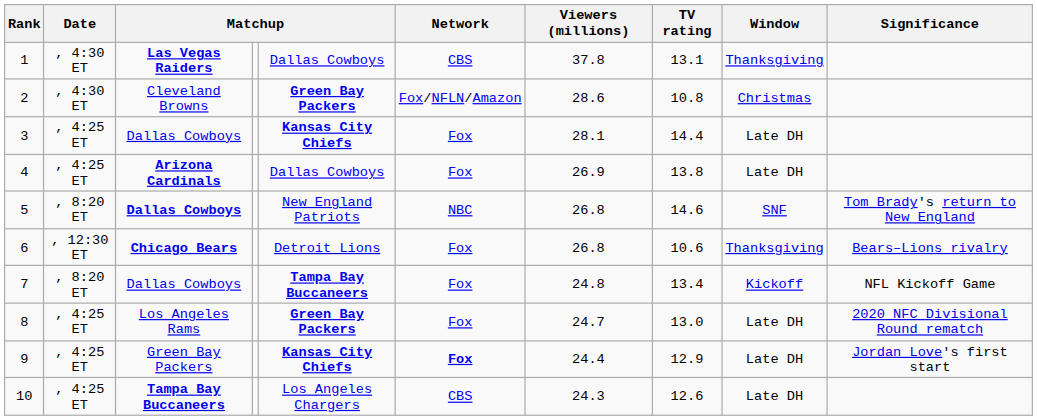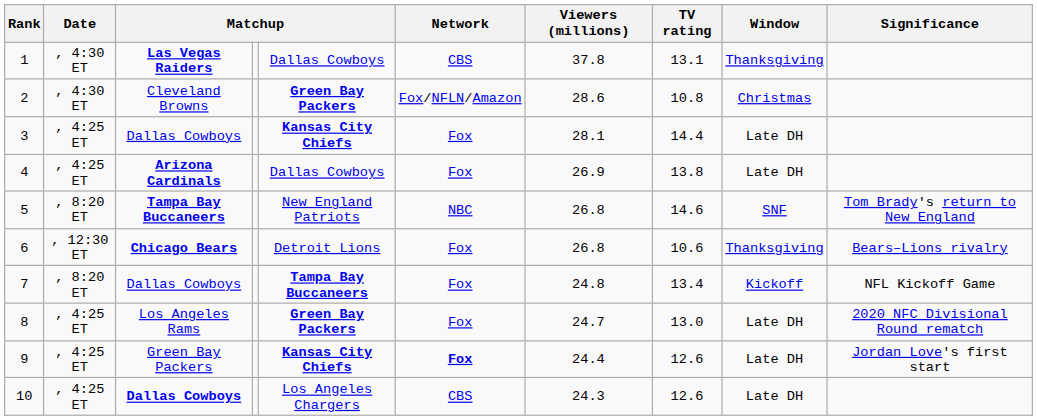(184, 209) Dallas Cowboys -> (184, 209) Tampa Bay Buccaneers
(687, 359) 12.9 -> (687, 359) 12.6
(184, 396) Tampa Bay Buccaneers -> (184, 396) Dallas Cowboys
